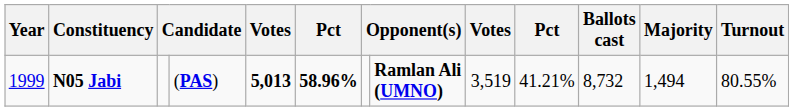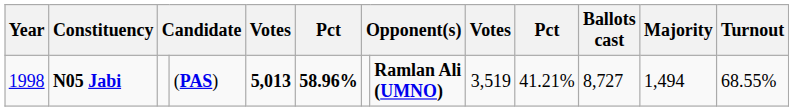(27, 80) 1999 -> (27, 80) 1998
(603, 80) 8,732 -> (603, 80) 8,727
(749, 80) 80.55% -> (749, 80) 68.55%
